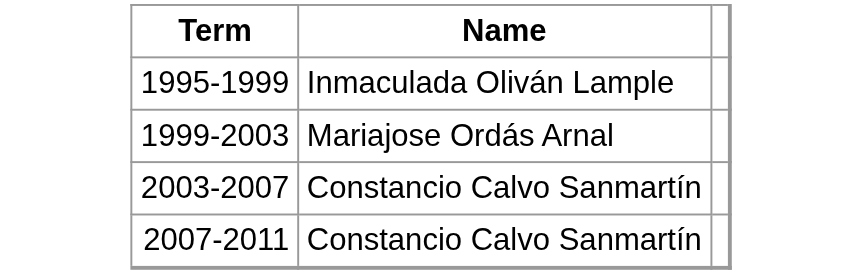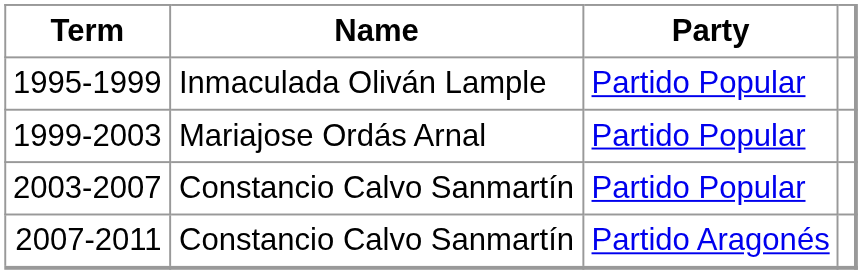+ column: (711, 30)
